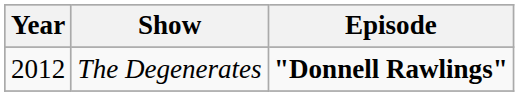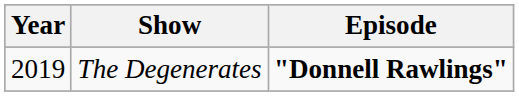(38, 68) 2012 -> (38, 68) 2019
